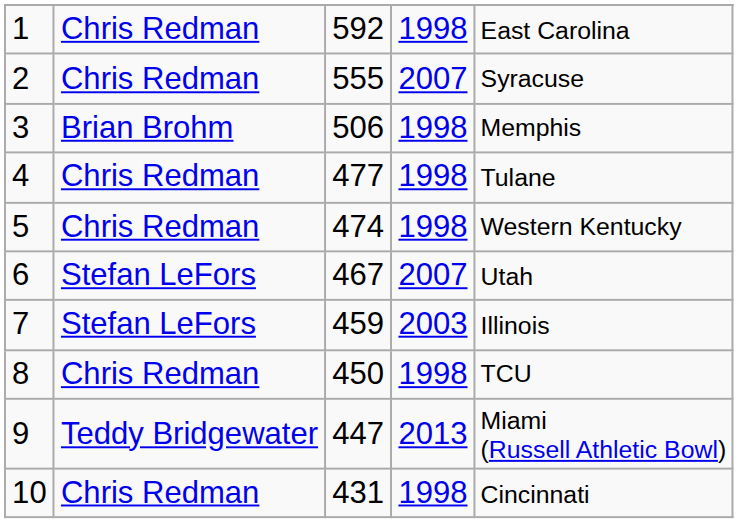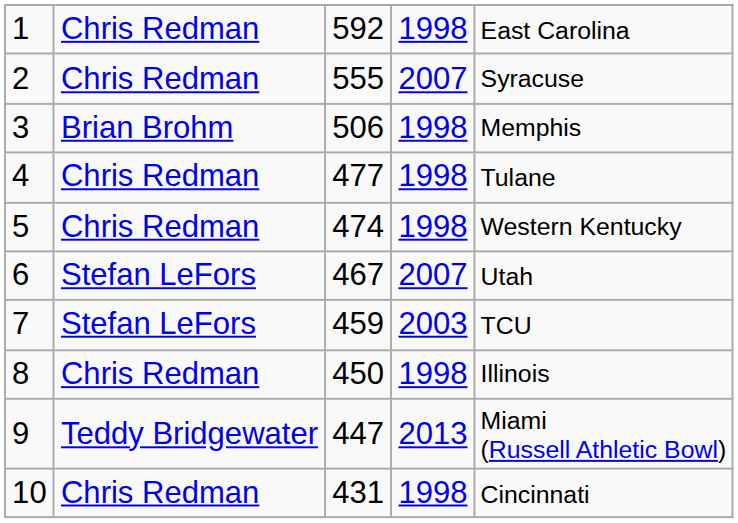(515, 325) Illinois -> (506, 325) TCU
(506, 374) TCU -> (515, 374) Illinois
